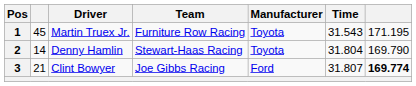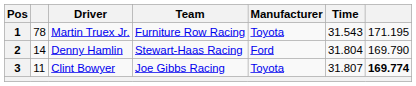(40, 32) 45 -> (40, 32) 78
(267, 50) Toyota -> (262, 50) Ford
(40, 68) 21 -> (39, 68) 11
(262, 68) Ford -> (267, 68) Toyota
